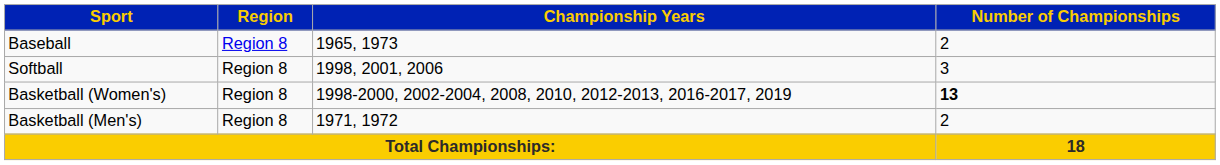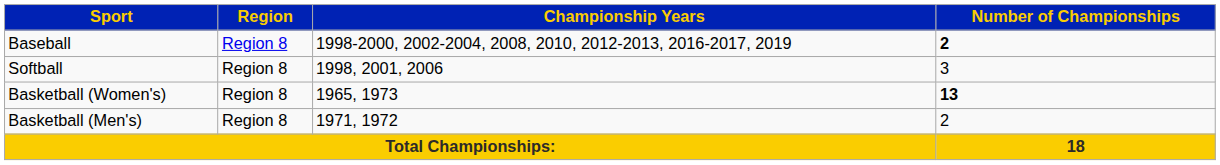(357, 43) 1965, 1973 -> (554, 43) 1998-2000, 2002-2004, 2008, 2010, 2012-2013, 2016-2017, 2019
(944, 43) normal -> (944, 43) bold
(554, 95) 1998-2000, 2002-2004, 2008, 2010, 2012-2013, 2016-2017, 2019 -> (357, 95) 1965, 1973
